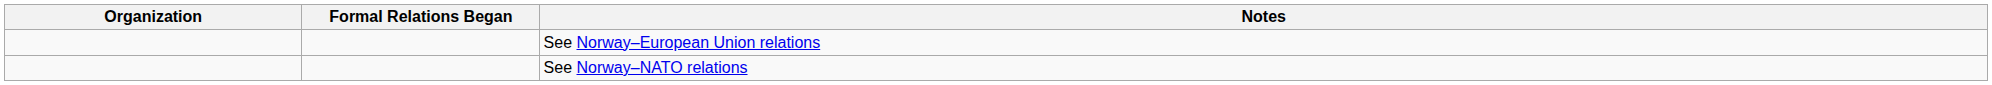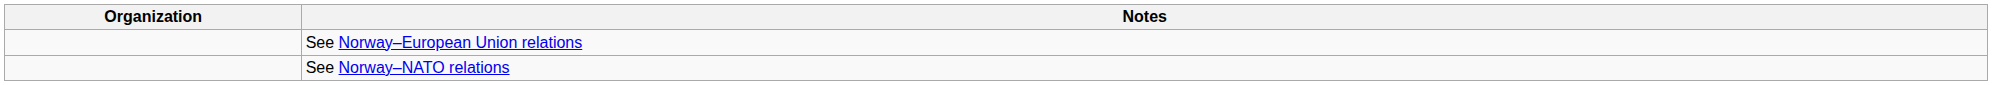- column: (421, 17)
